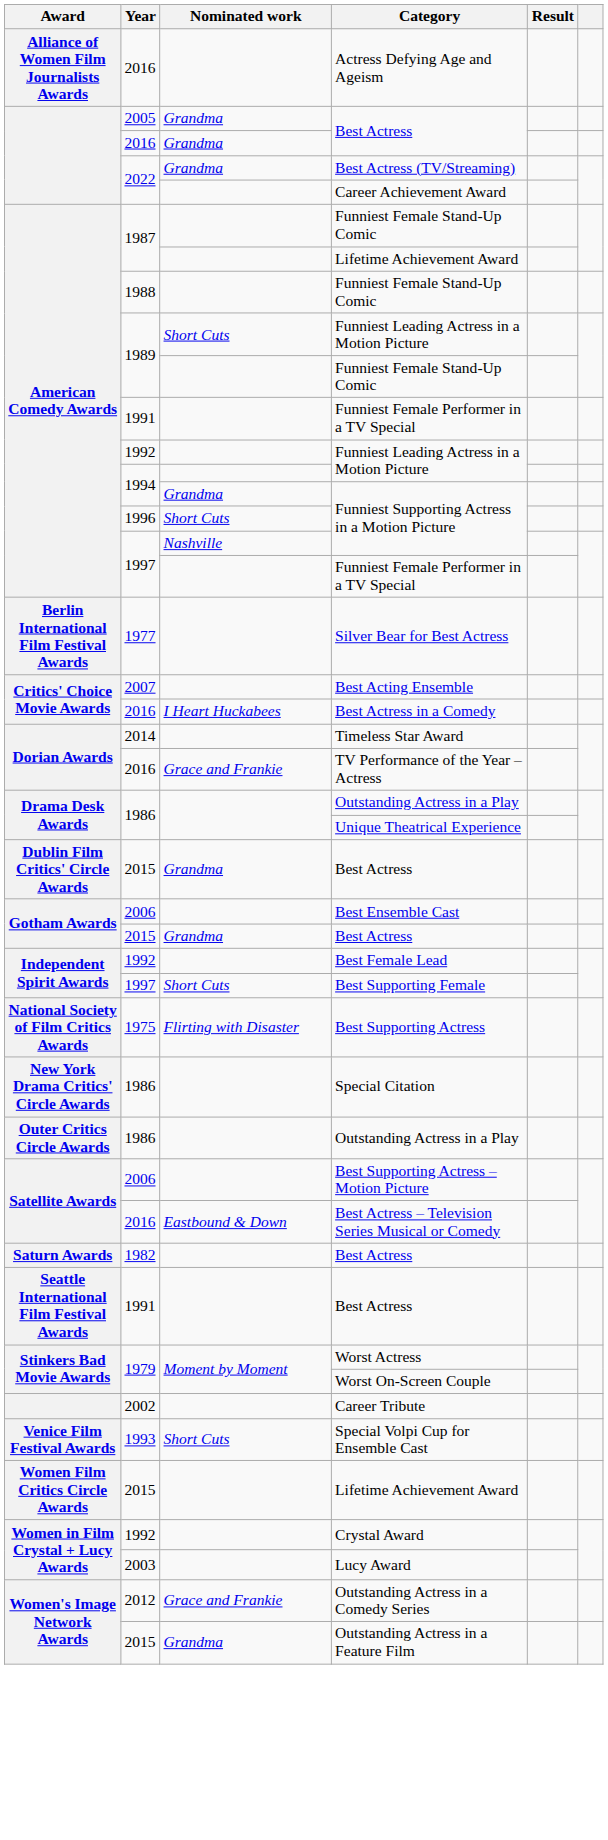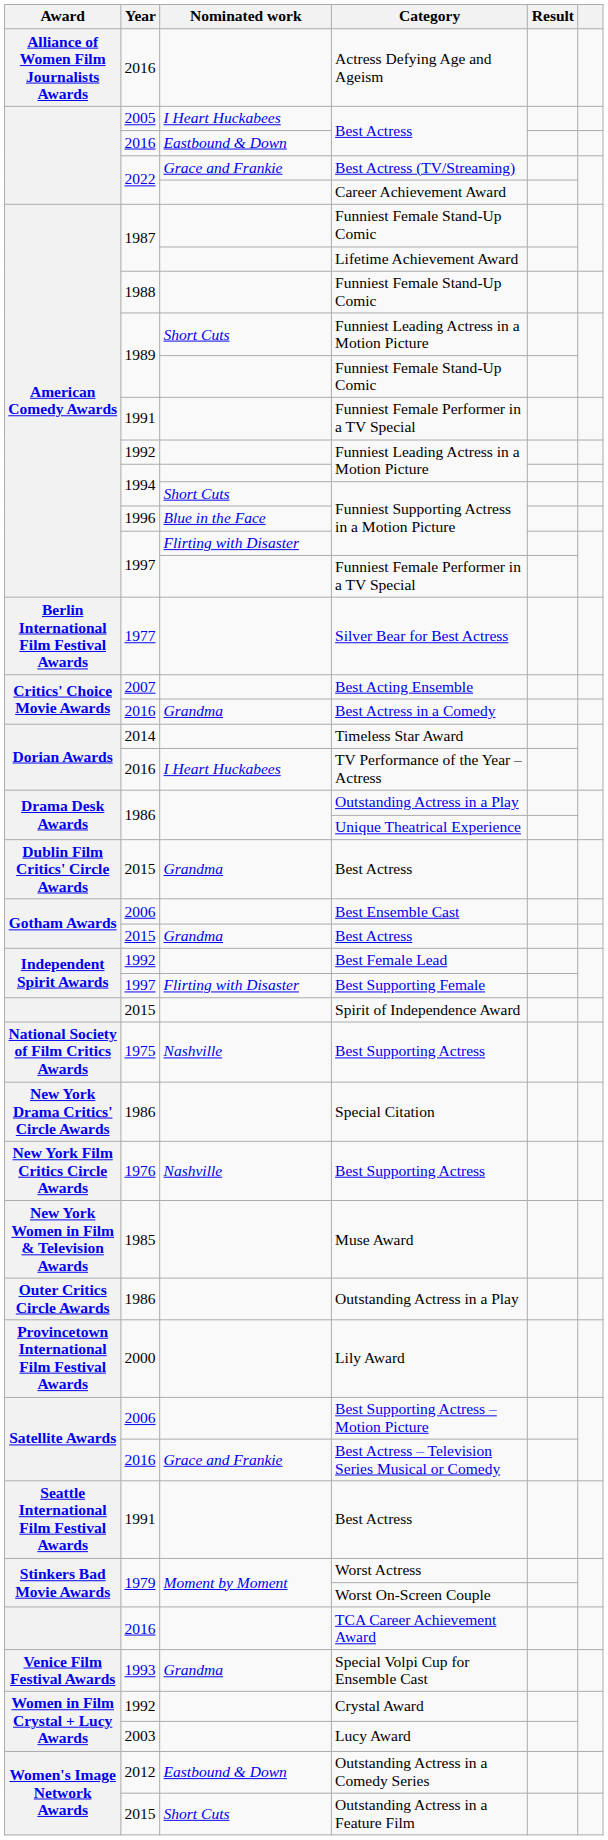(193, 118) Grandma -> (222, 118) I Heart Huckabees
(193, 143) Grandma -> (225, 143) Eastbound & Down
(193, 167) Grandma -> (223, 167) Grace and Frankie
(193, 493) Grandma -> (197, 493) Short Cuts
(197, 518) Short Cuts -> (215, 518) Blue in the Face
(193, 543) Nashville -> (231, 543) Flirting with Disaster
(222, 711) I Heart Huckabees -> (193, 711) Grandma
(223, 769) Grace and Frankie -> (222, 769) I Heart Huckabees
(197, 985) Short Cuts -> (231, 985) Flirting with Disaster
+ row: (140, 1009)
(231, 1027) Flirting with Disaster -> (193, 1052) Nashville
+ row: (140, 1171)
+ row: (140, 1239)
+ row: (140, 1358)
(225, 1221) Eastbound & Down -> (223, 1460) Grace and Frankie
- row: (140, 1255)
+ row: (140, 1628)
- row: (140, 1406)
(197, 1439) Short Cuts -> (193, 1670) Grandma
- row: (140, 1490)
(223, 1600) Grace and Frankie -> (225, 1772) Eastbound & Down
(193, 1642) Grandma -> (197, 1814) Short Cuts
